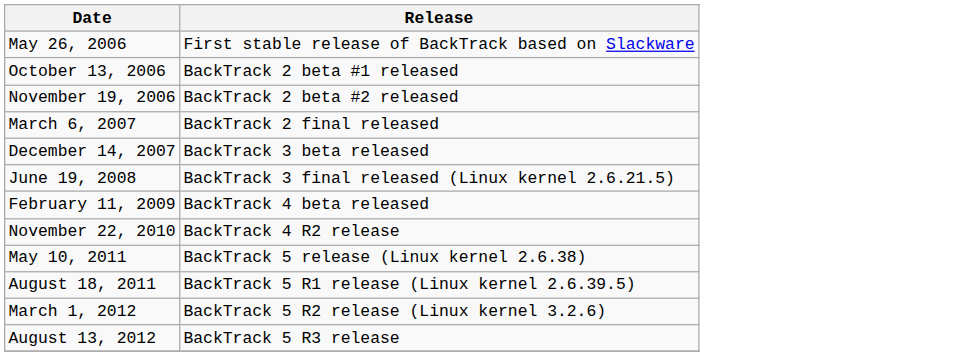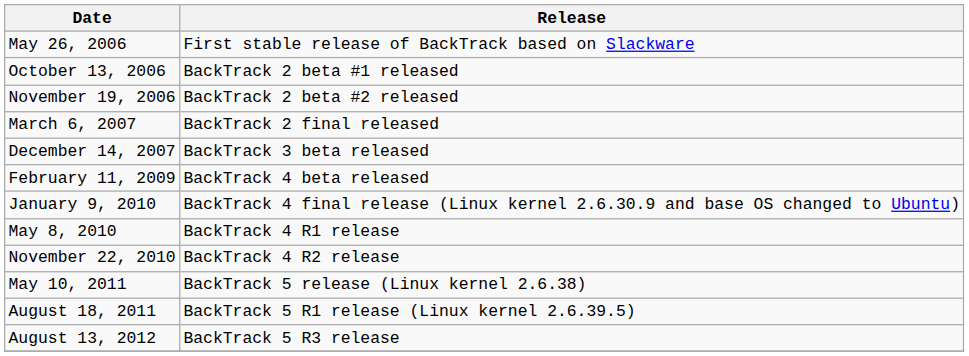- row: (72, 178)
+ row: (82, 205)
+ row: (63, 232)
- row: (72, 312)
